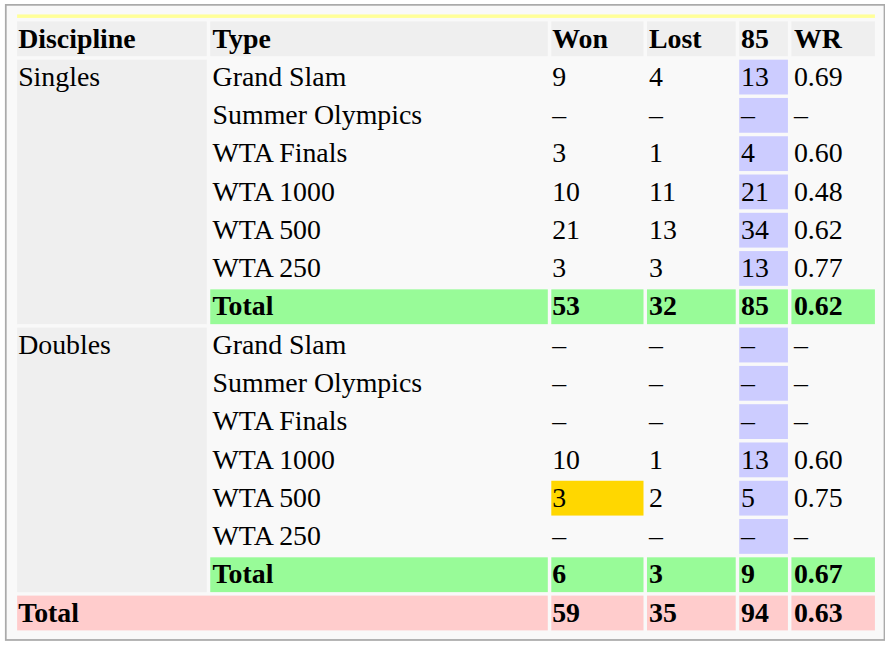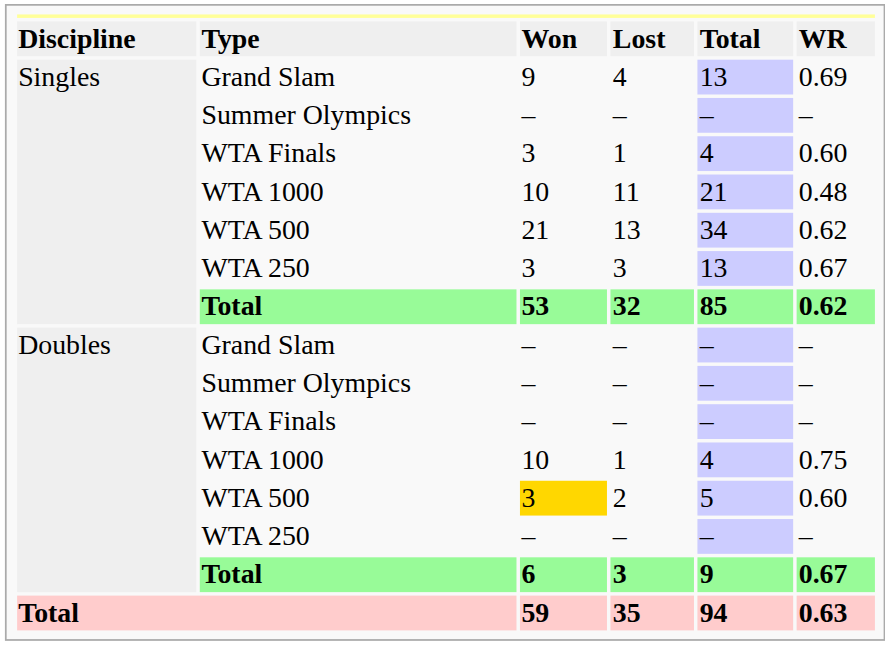(755, 38) 85 -> (730, 38) Total
(818, 268) 0.77 -> (823, 268) 0.67
(755, 459) 13 -> (707, 459) 4
(818, 459) 0.60 -> (823, 459) 0.75
(818, 498) 0.75 -> (823, 498) 0.60
